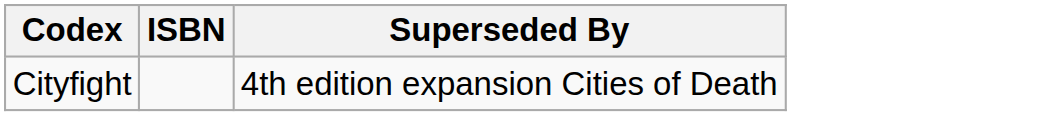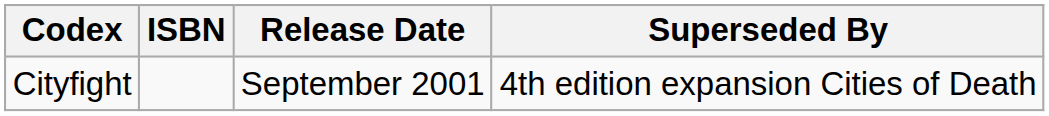+ column: (363, 30)
